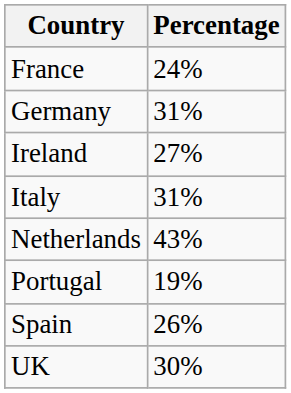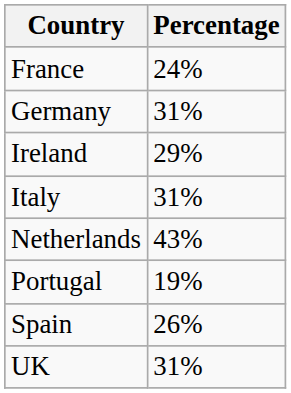(178, 153) 27% -> (178, 153) 29%
(178, 366) 30% -> (178, 366) 31%
